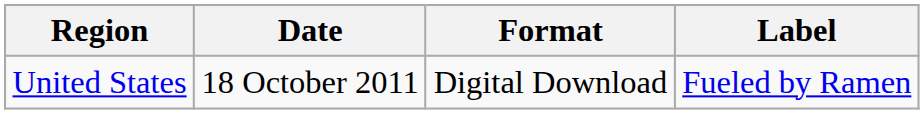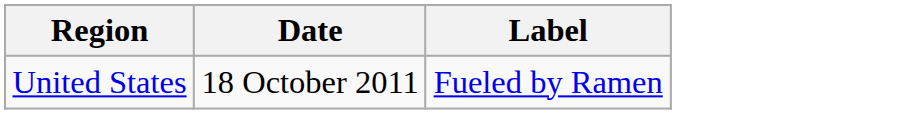- column: (550, 30)
